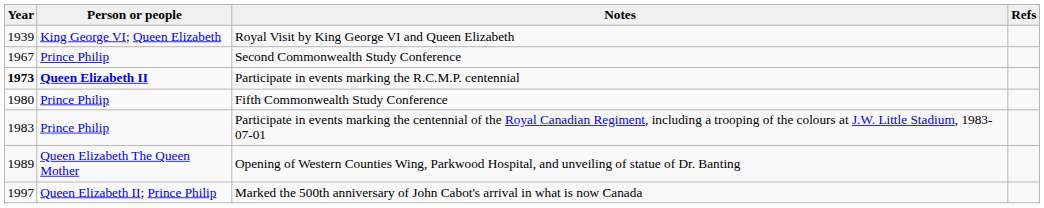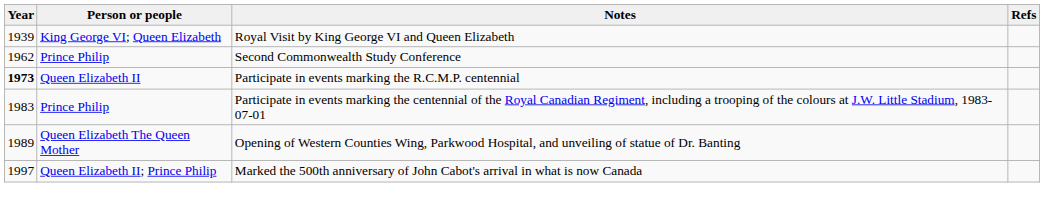(21, 57) 1967 -> (21, 57) 1962
(94, 78) bold -> (90, 78) normal
- row: (341, 99)
